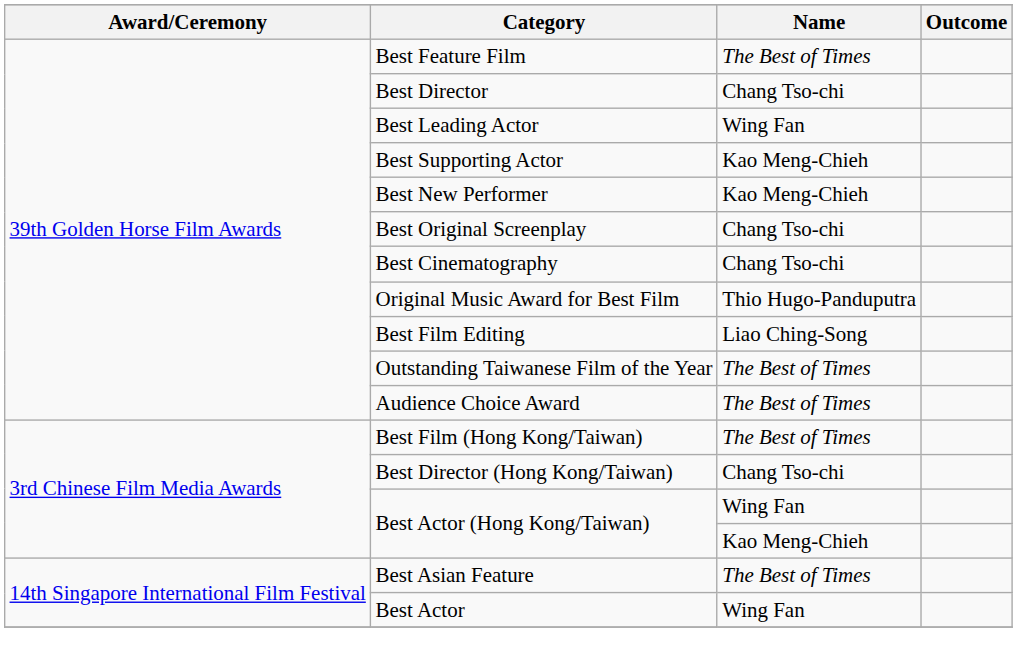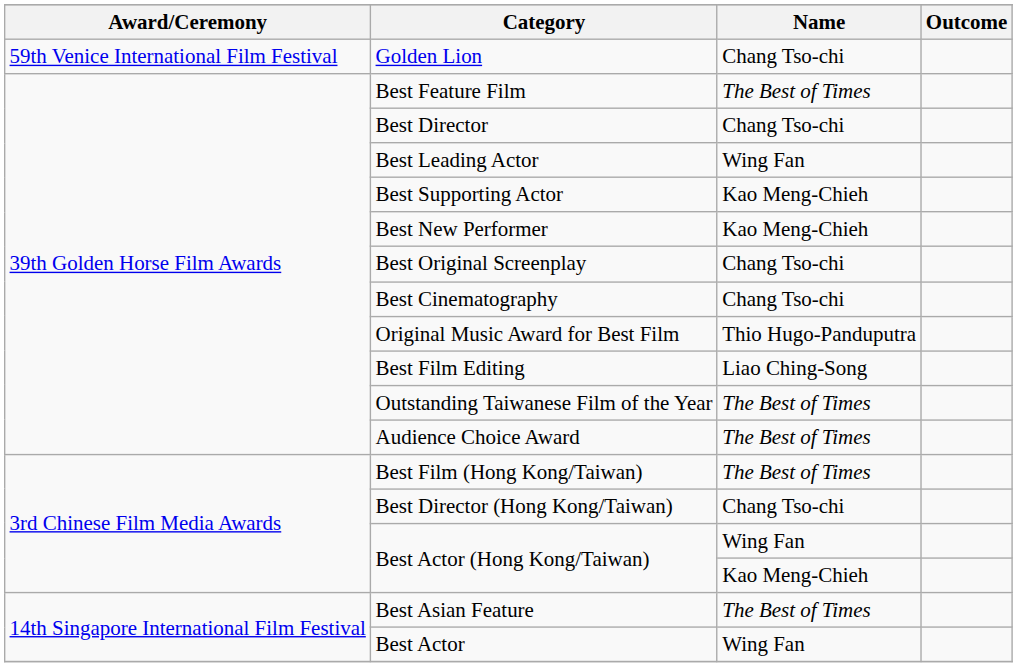+ row: (429, 56)
